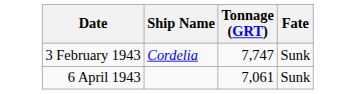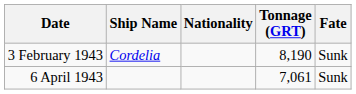+ column: (218, 24)
(258, 54) 7,747 -> (295, 54) 8,190
